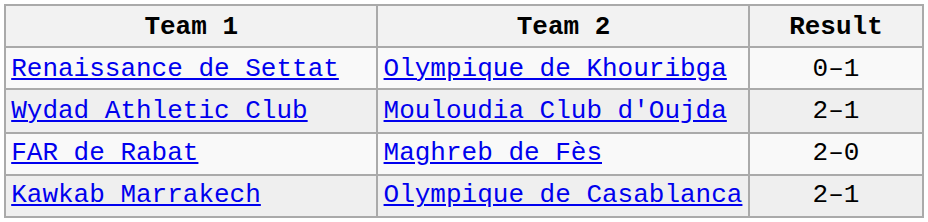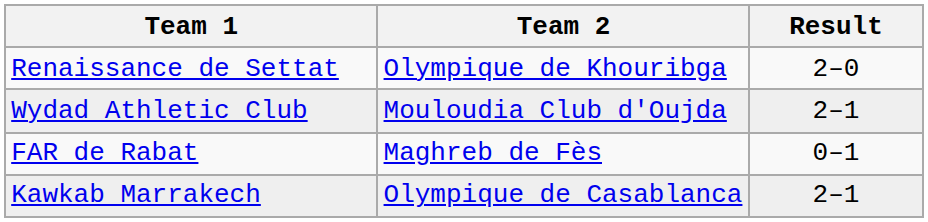(836, 69) 0–1 -> (836, 69) 2–0
(836, 153) 2–0 -> (836, 153) 0–1
